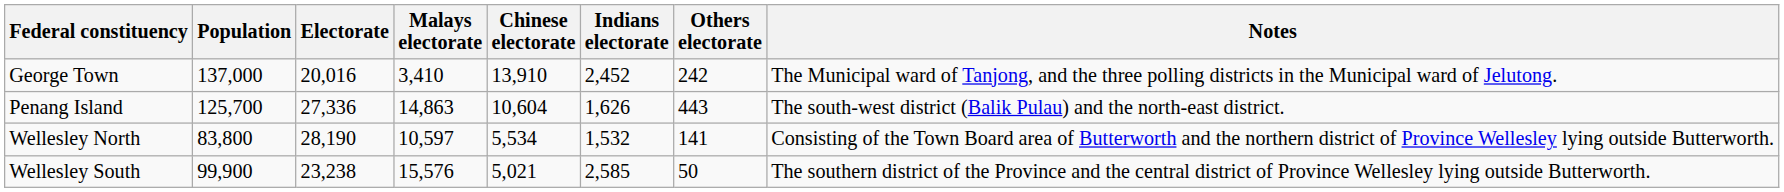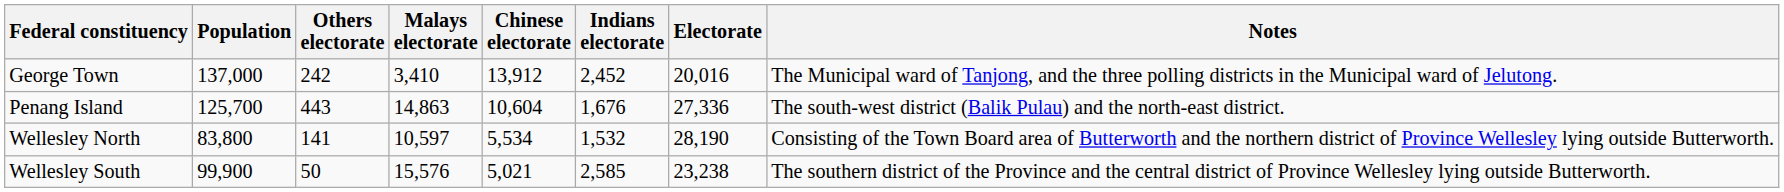columns swapped: (345, 31) <-> (720, 31)
(519, 75) 13,910 -> (515, 75) 13,912
(607, 107) 1,626 -> (603, 107) 1,676
